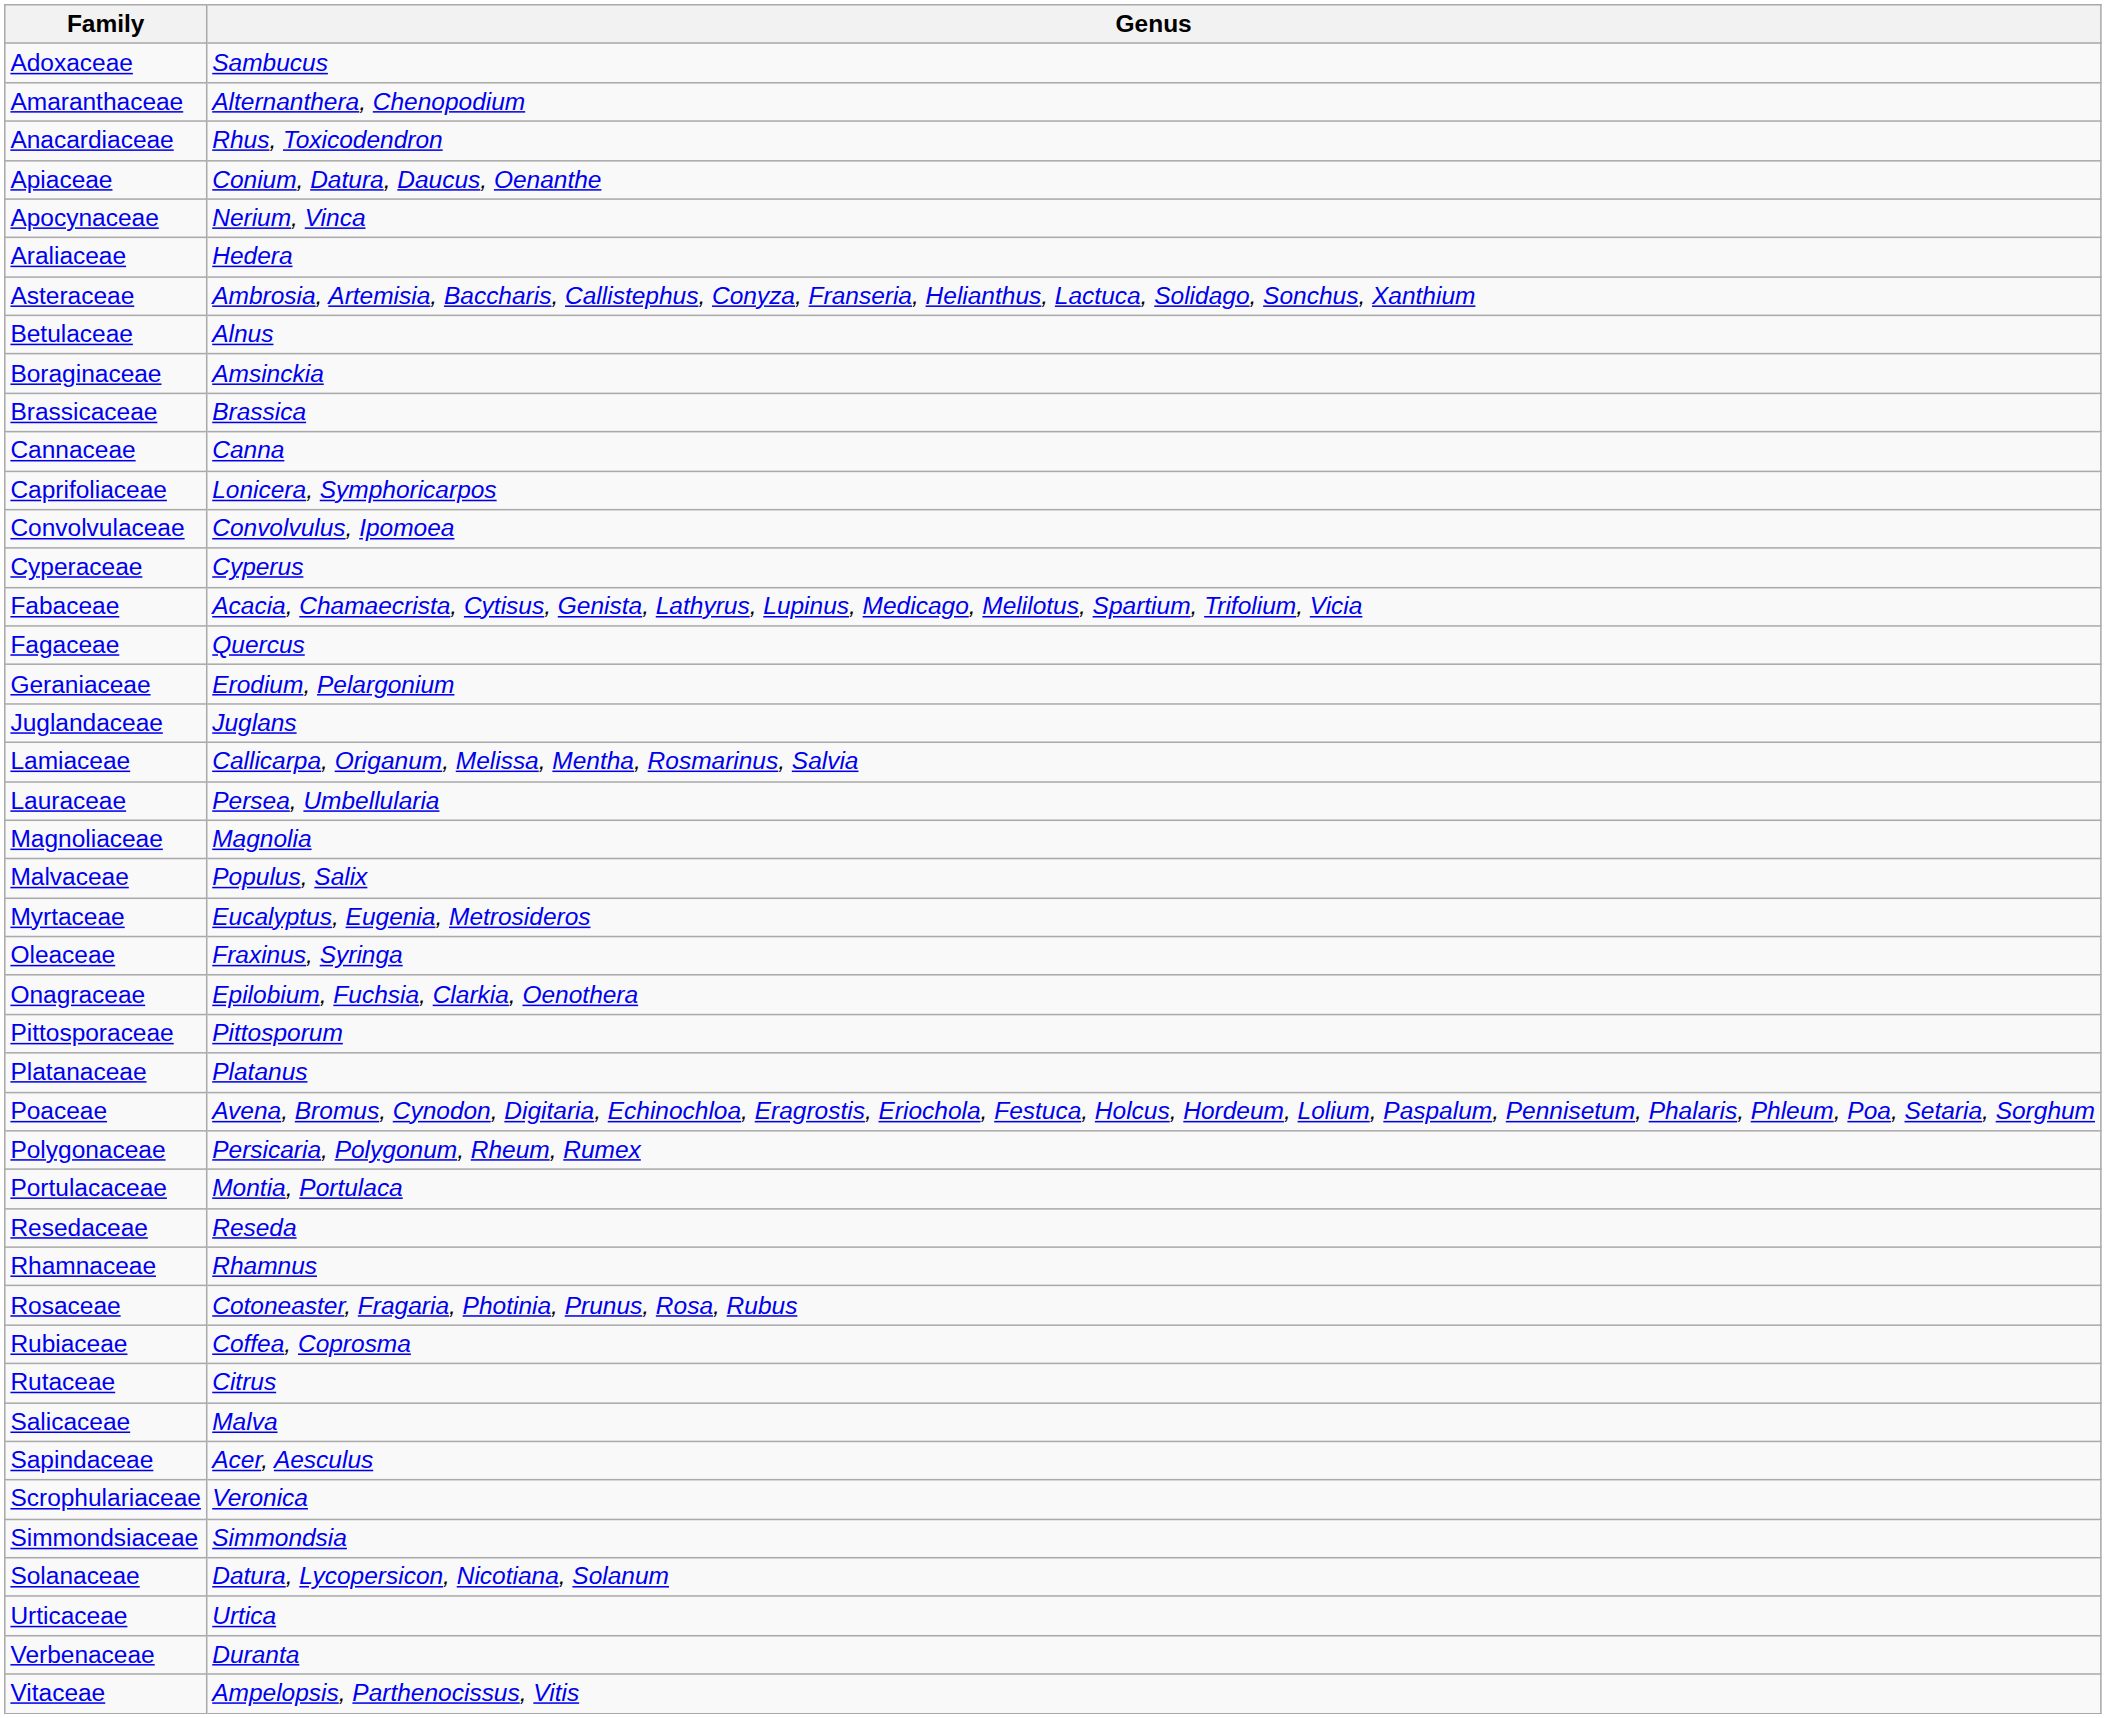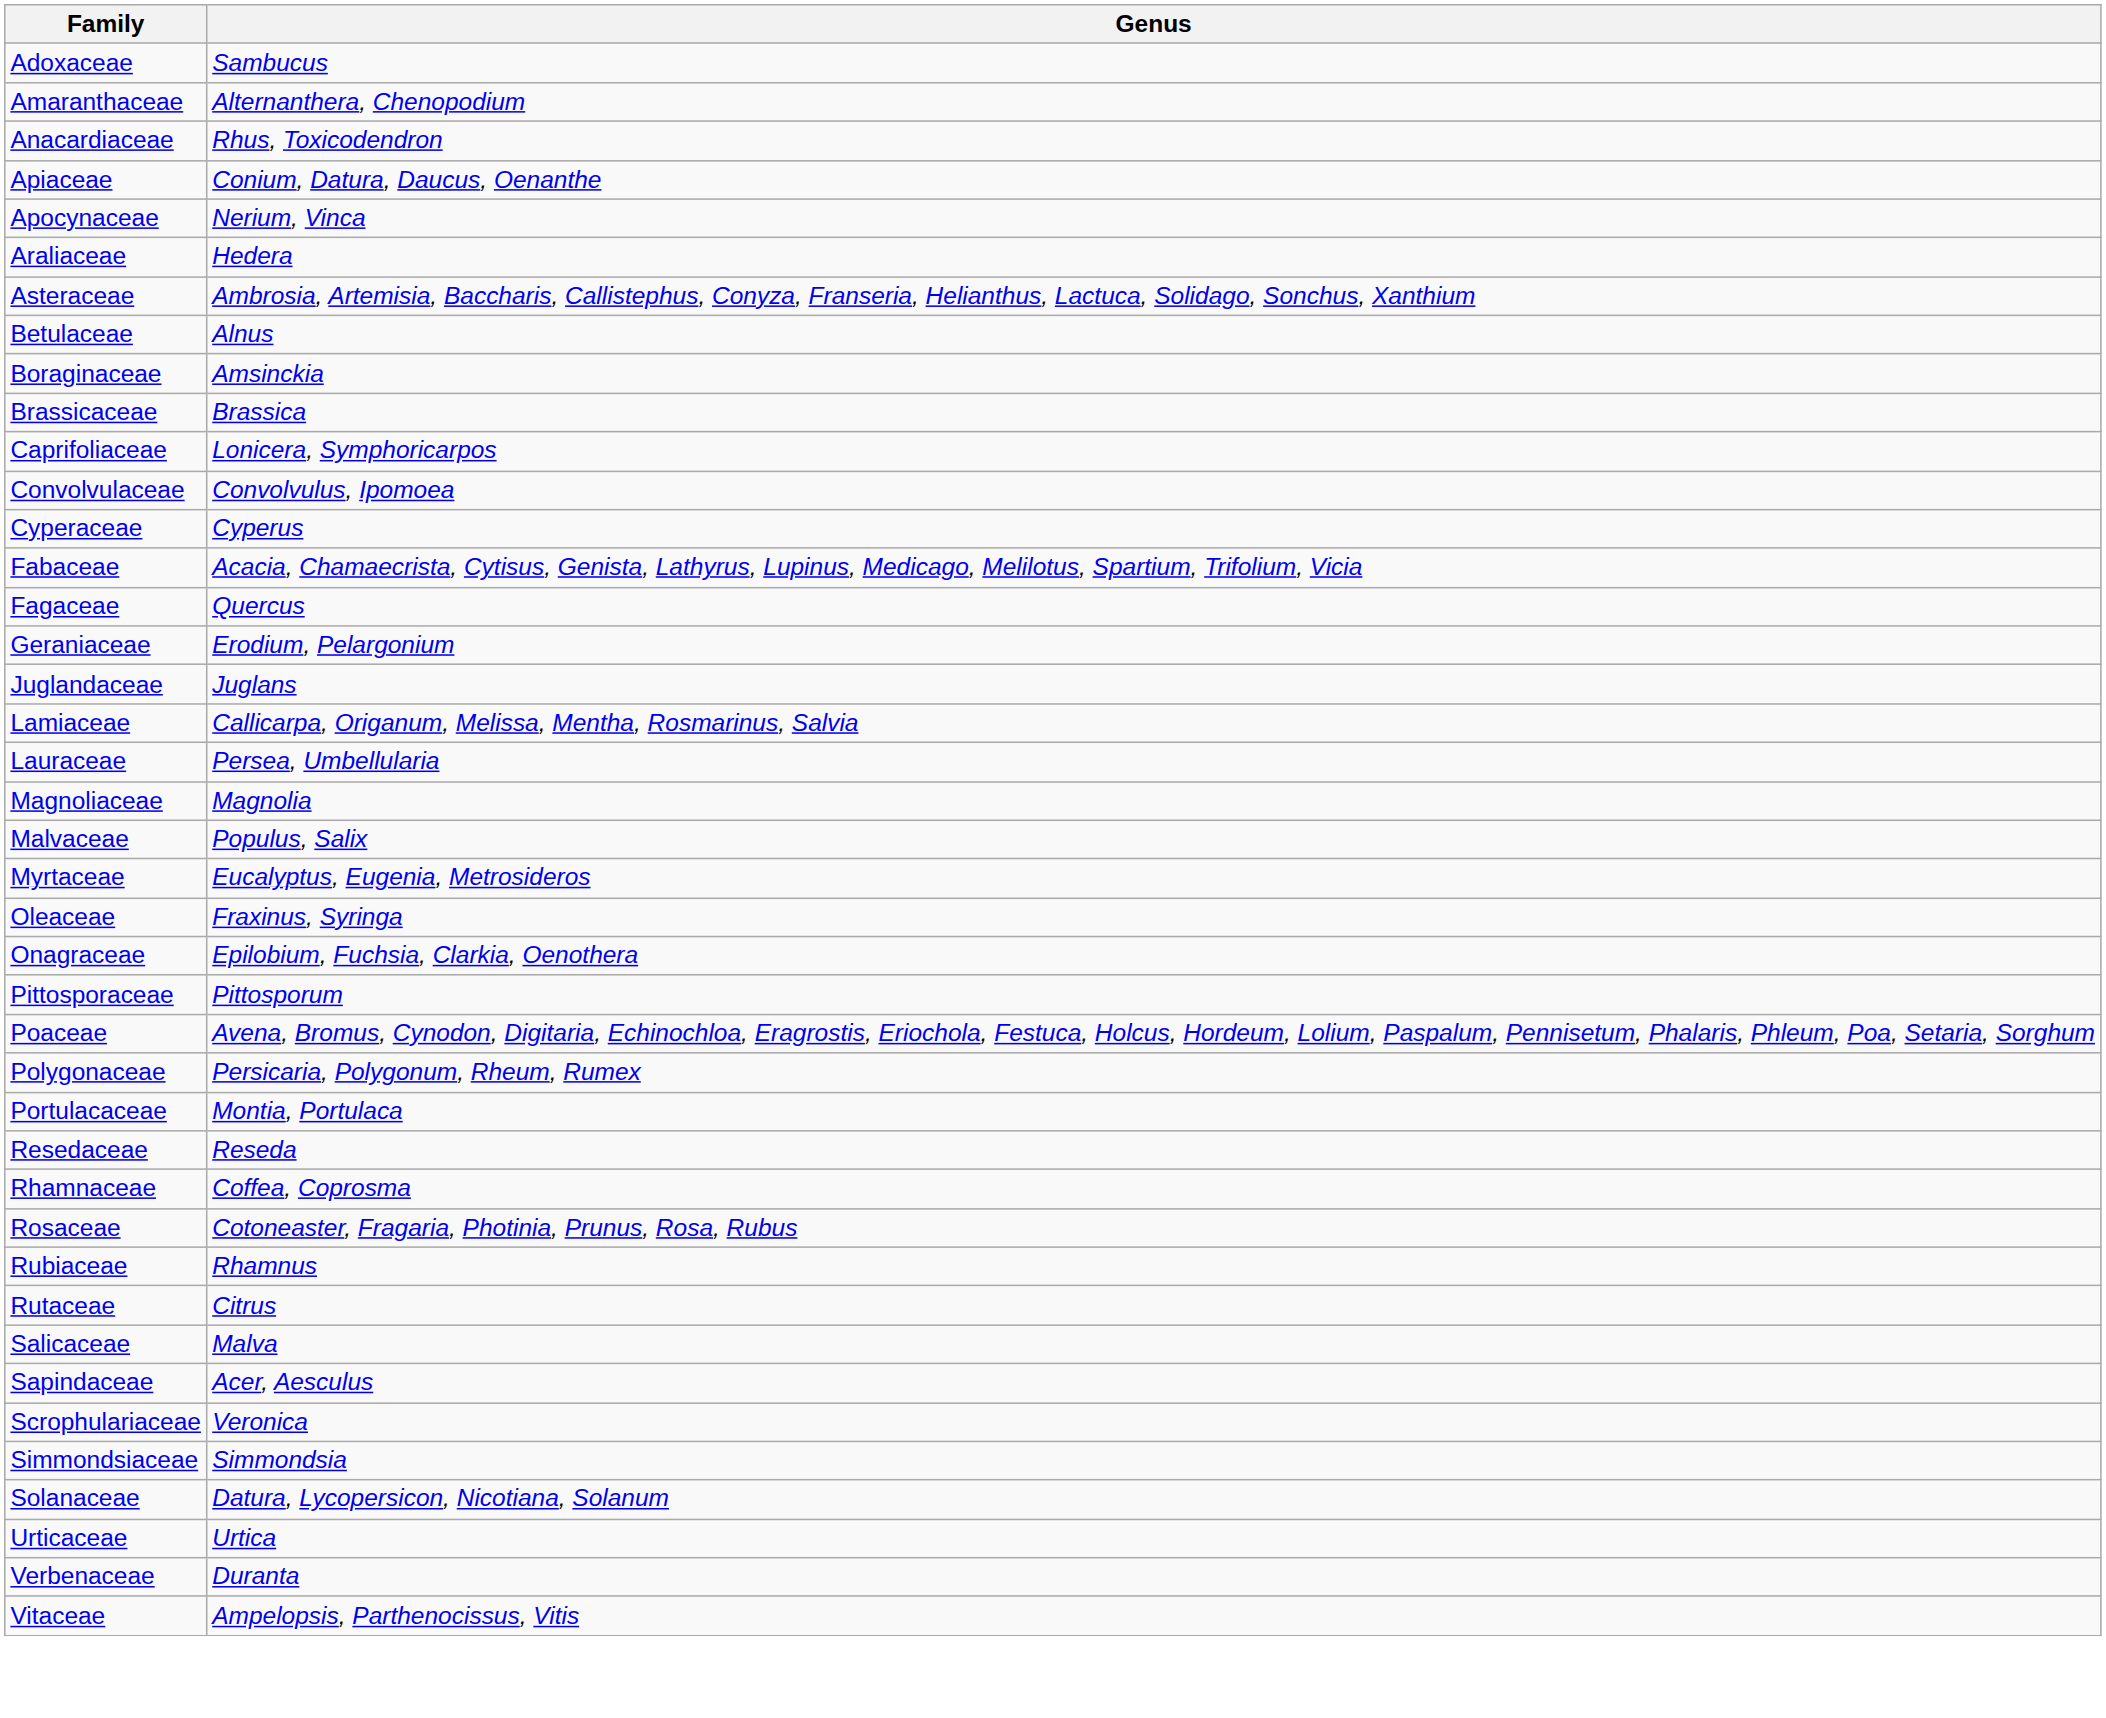- row: (73, 450)
- row: (78, 1072)
(265, 1266) Rhamnus -> (312, 1188) Coffea, Coprosma
(312, 1343) Coffea, Coprosma -> (265, 1266) Rhamnus
